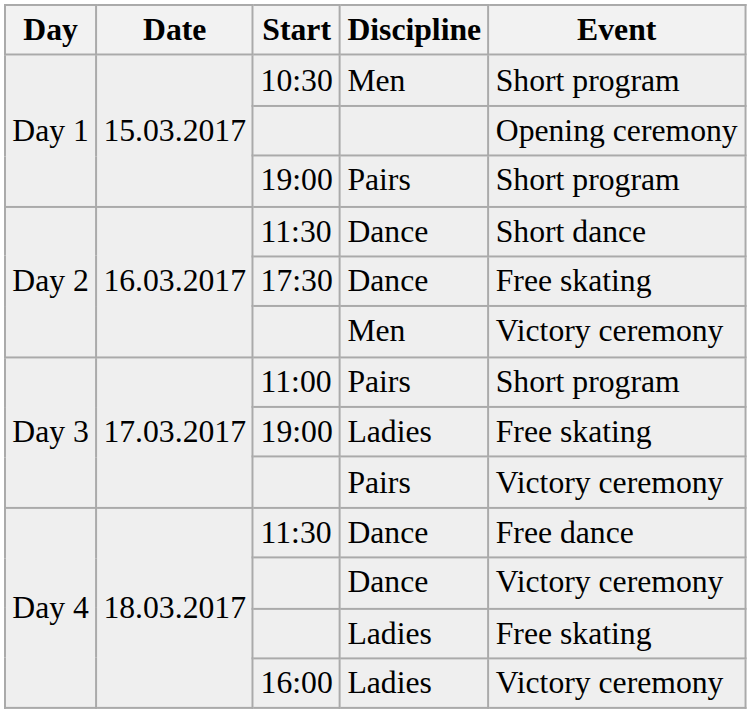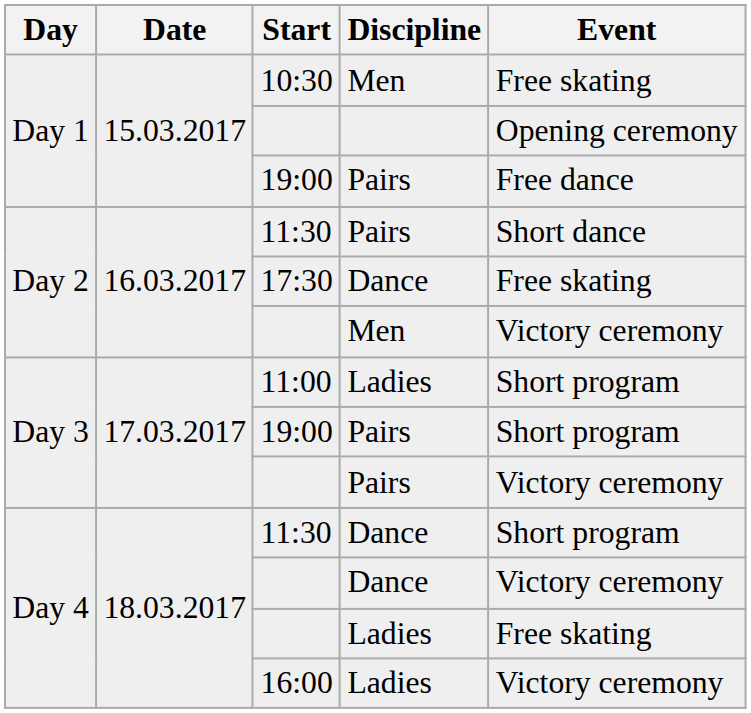(588, 79) Short program -> (574, 79) Free skating
(588, 180) Short program -> (565, 180) Free dance
(388, 230) Dance -> (379, 230) Pairs
(379, 381) Pairs -> (390, 381) Ladies
(390, 431) Ladies -> (379, 431) Pairs
(574, 431) Free skating -> (588, 431) Short program
(565, 532) Free dance -> (588, 532) Short program
